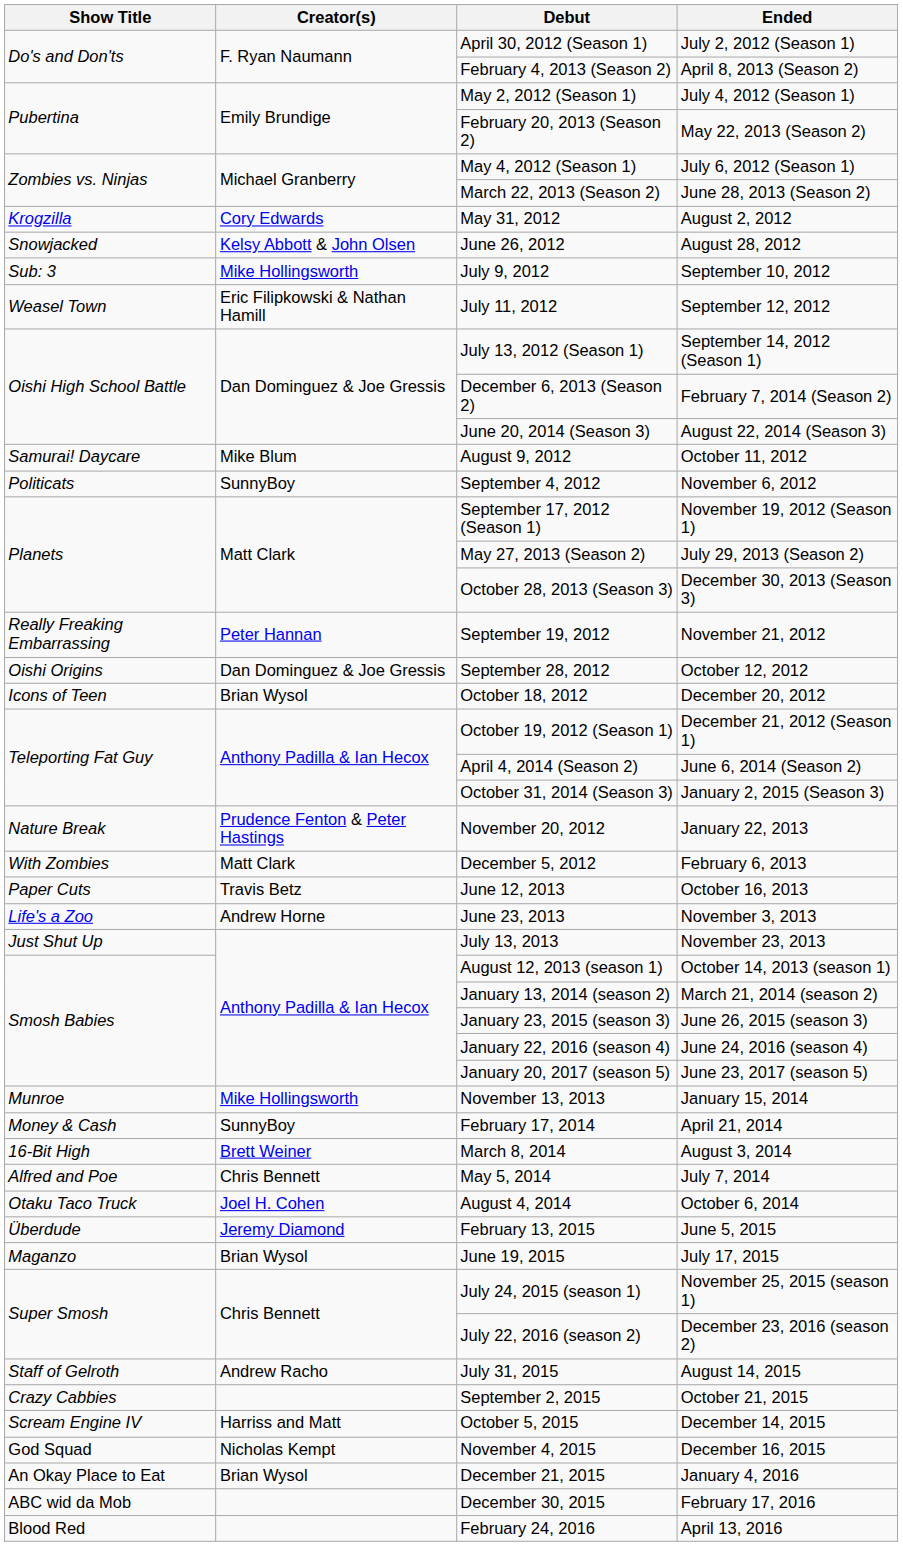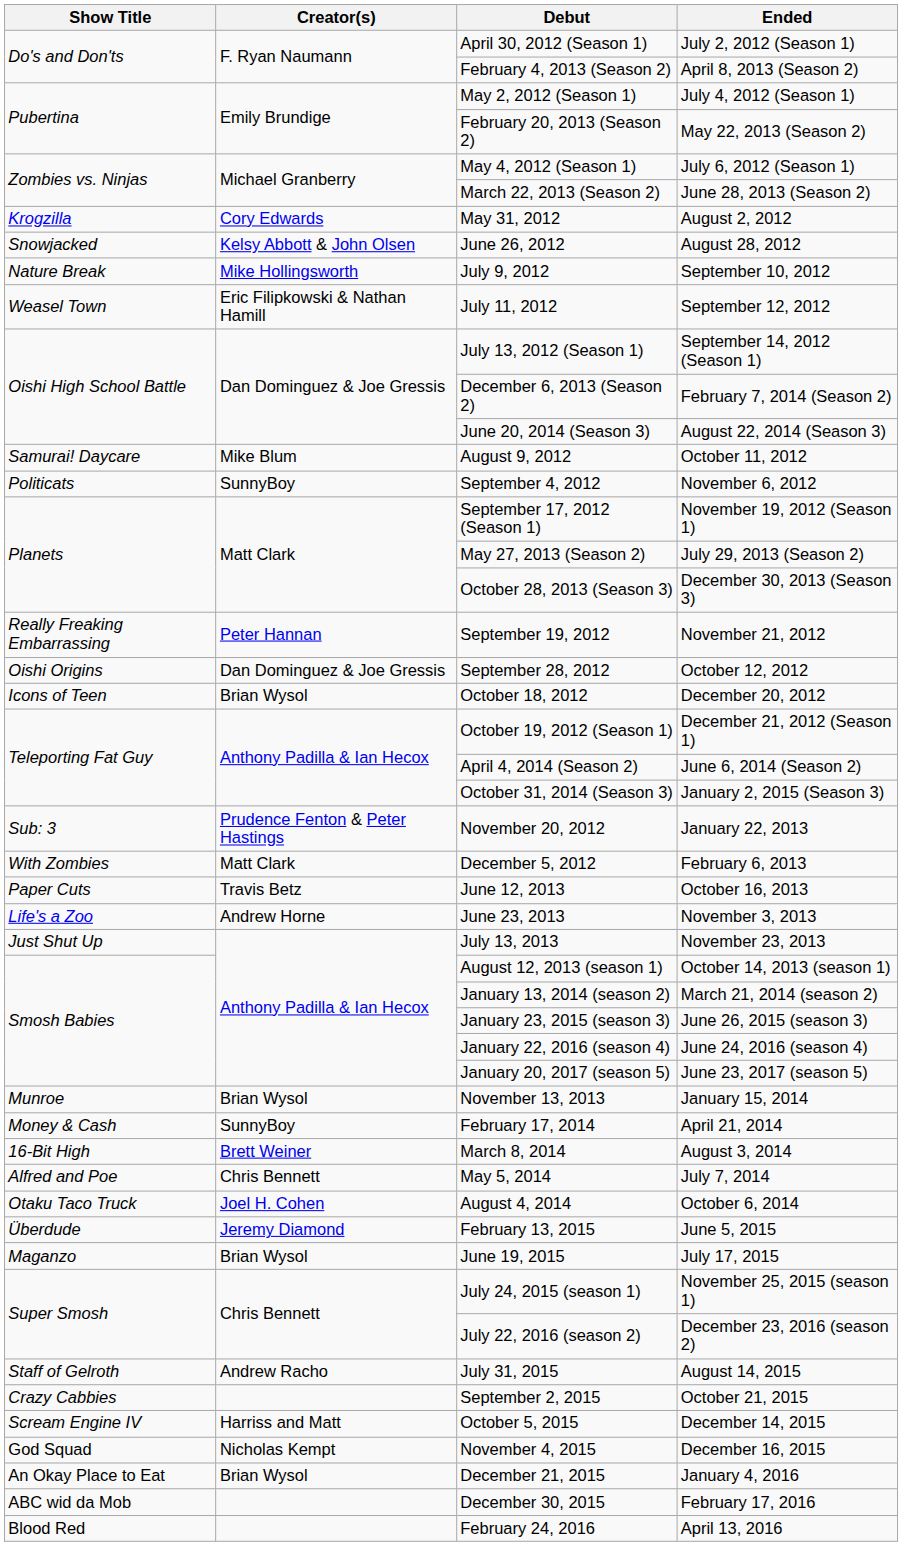(32, 271) Sub: 3 -> (57, 271) Nature Break
(57, 828) Nature Break -> (32, 828) Sub: 3
(289, 1099) Mike Hollingsworth -> (264, 1099) Brian Wysol
